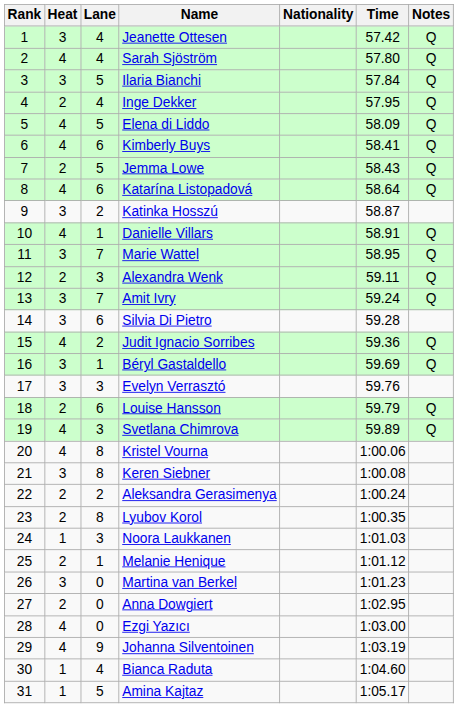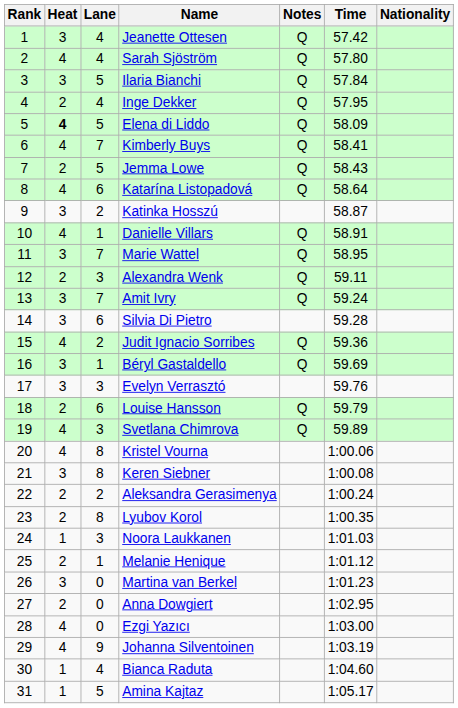columns swapped: (318, 15) <-> (431, 15)
(63, 124) normal -> (63, 124) bold
(100, 146) 6 -> (100, 146) 7
